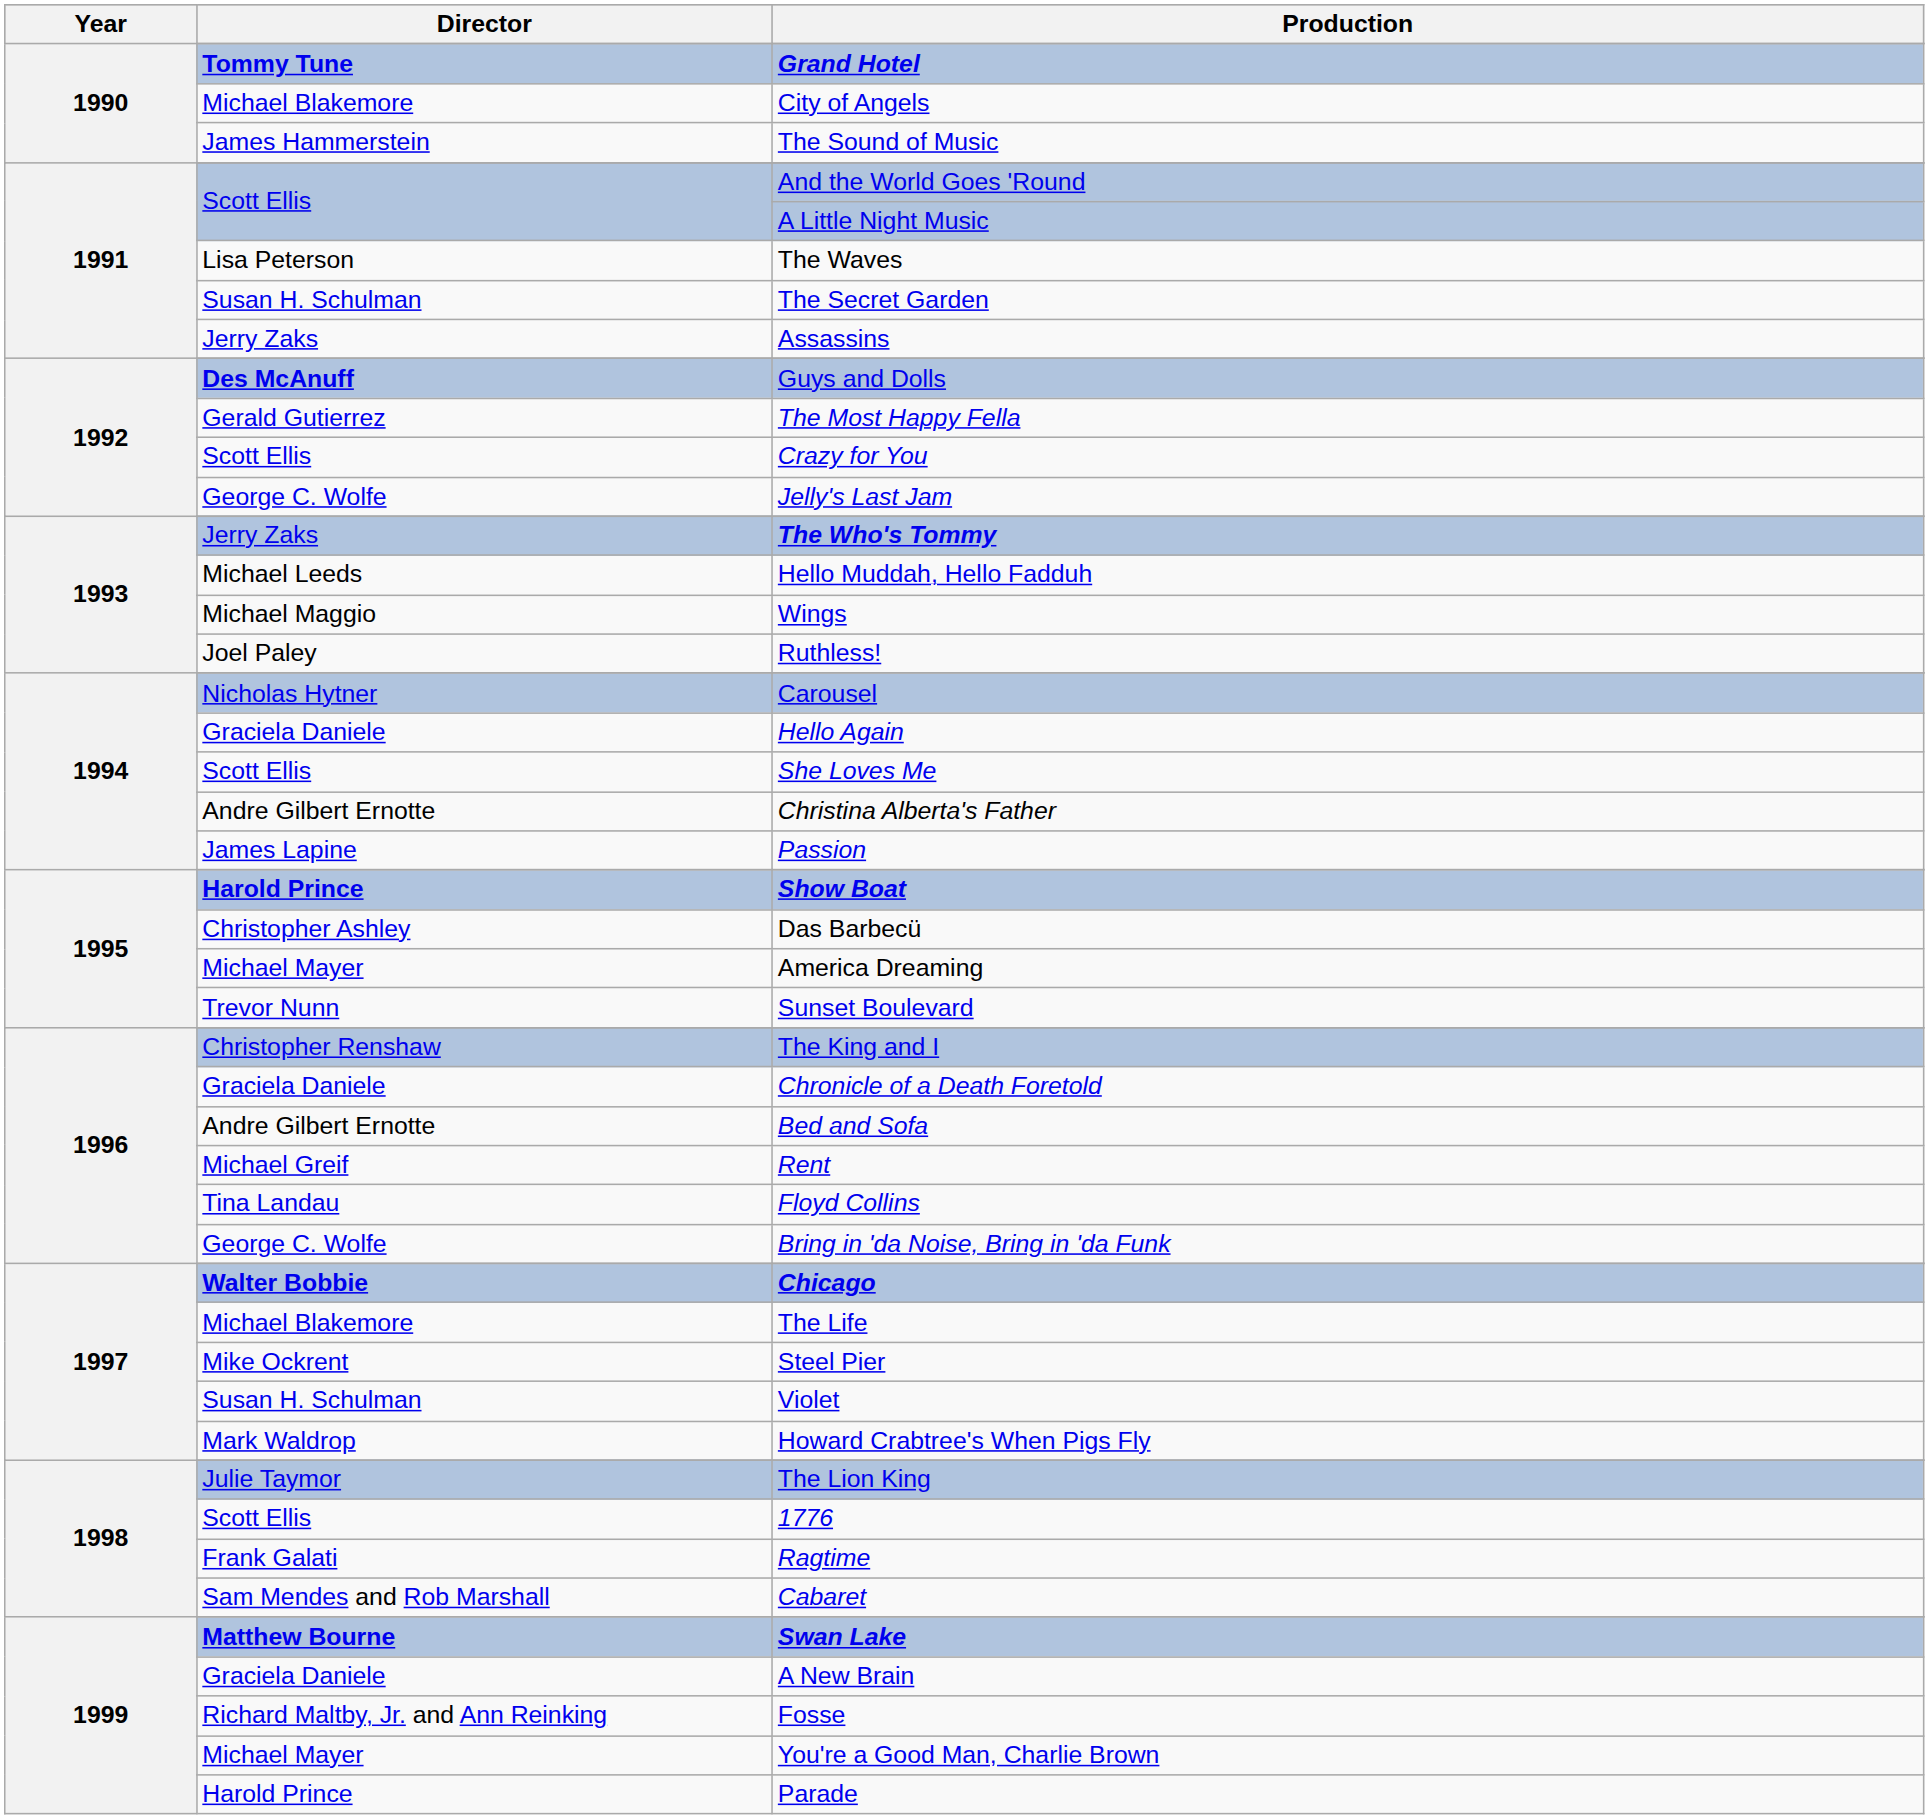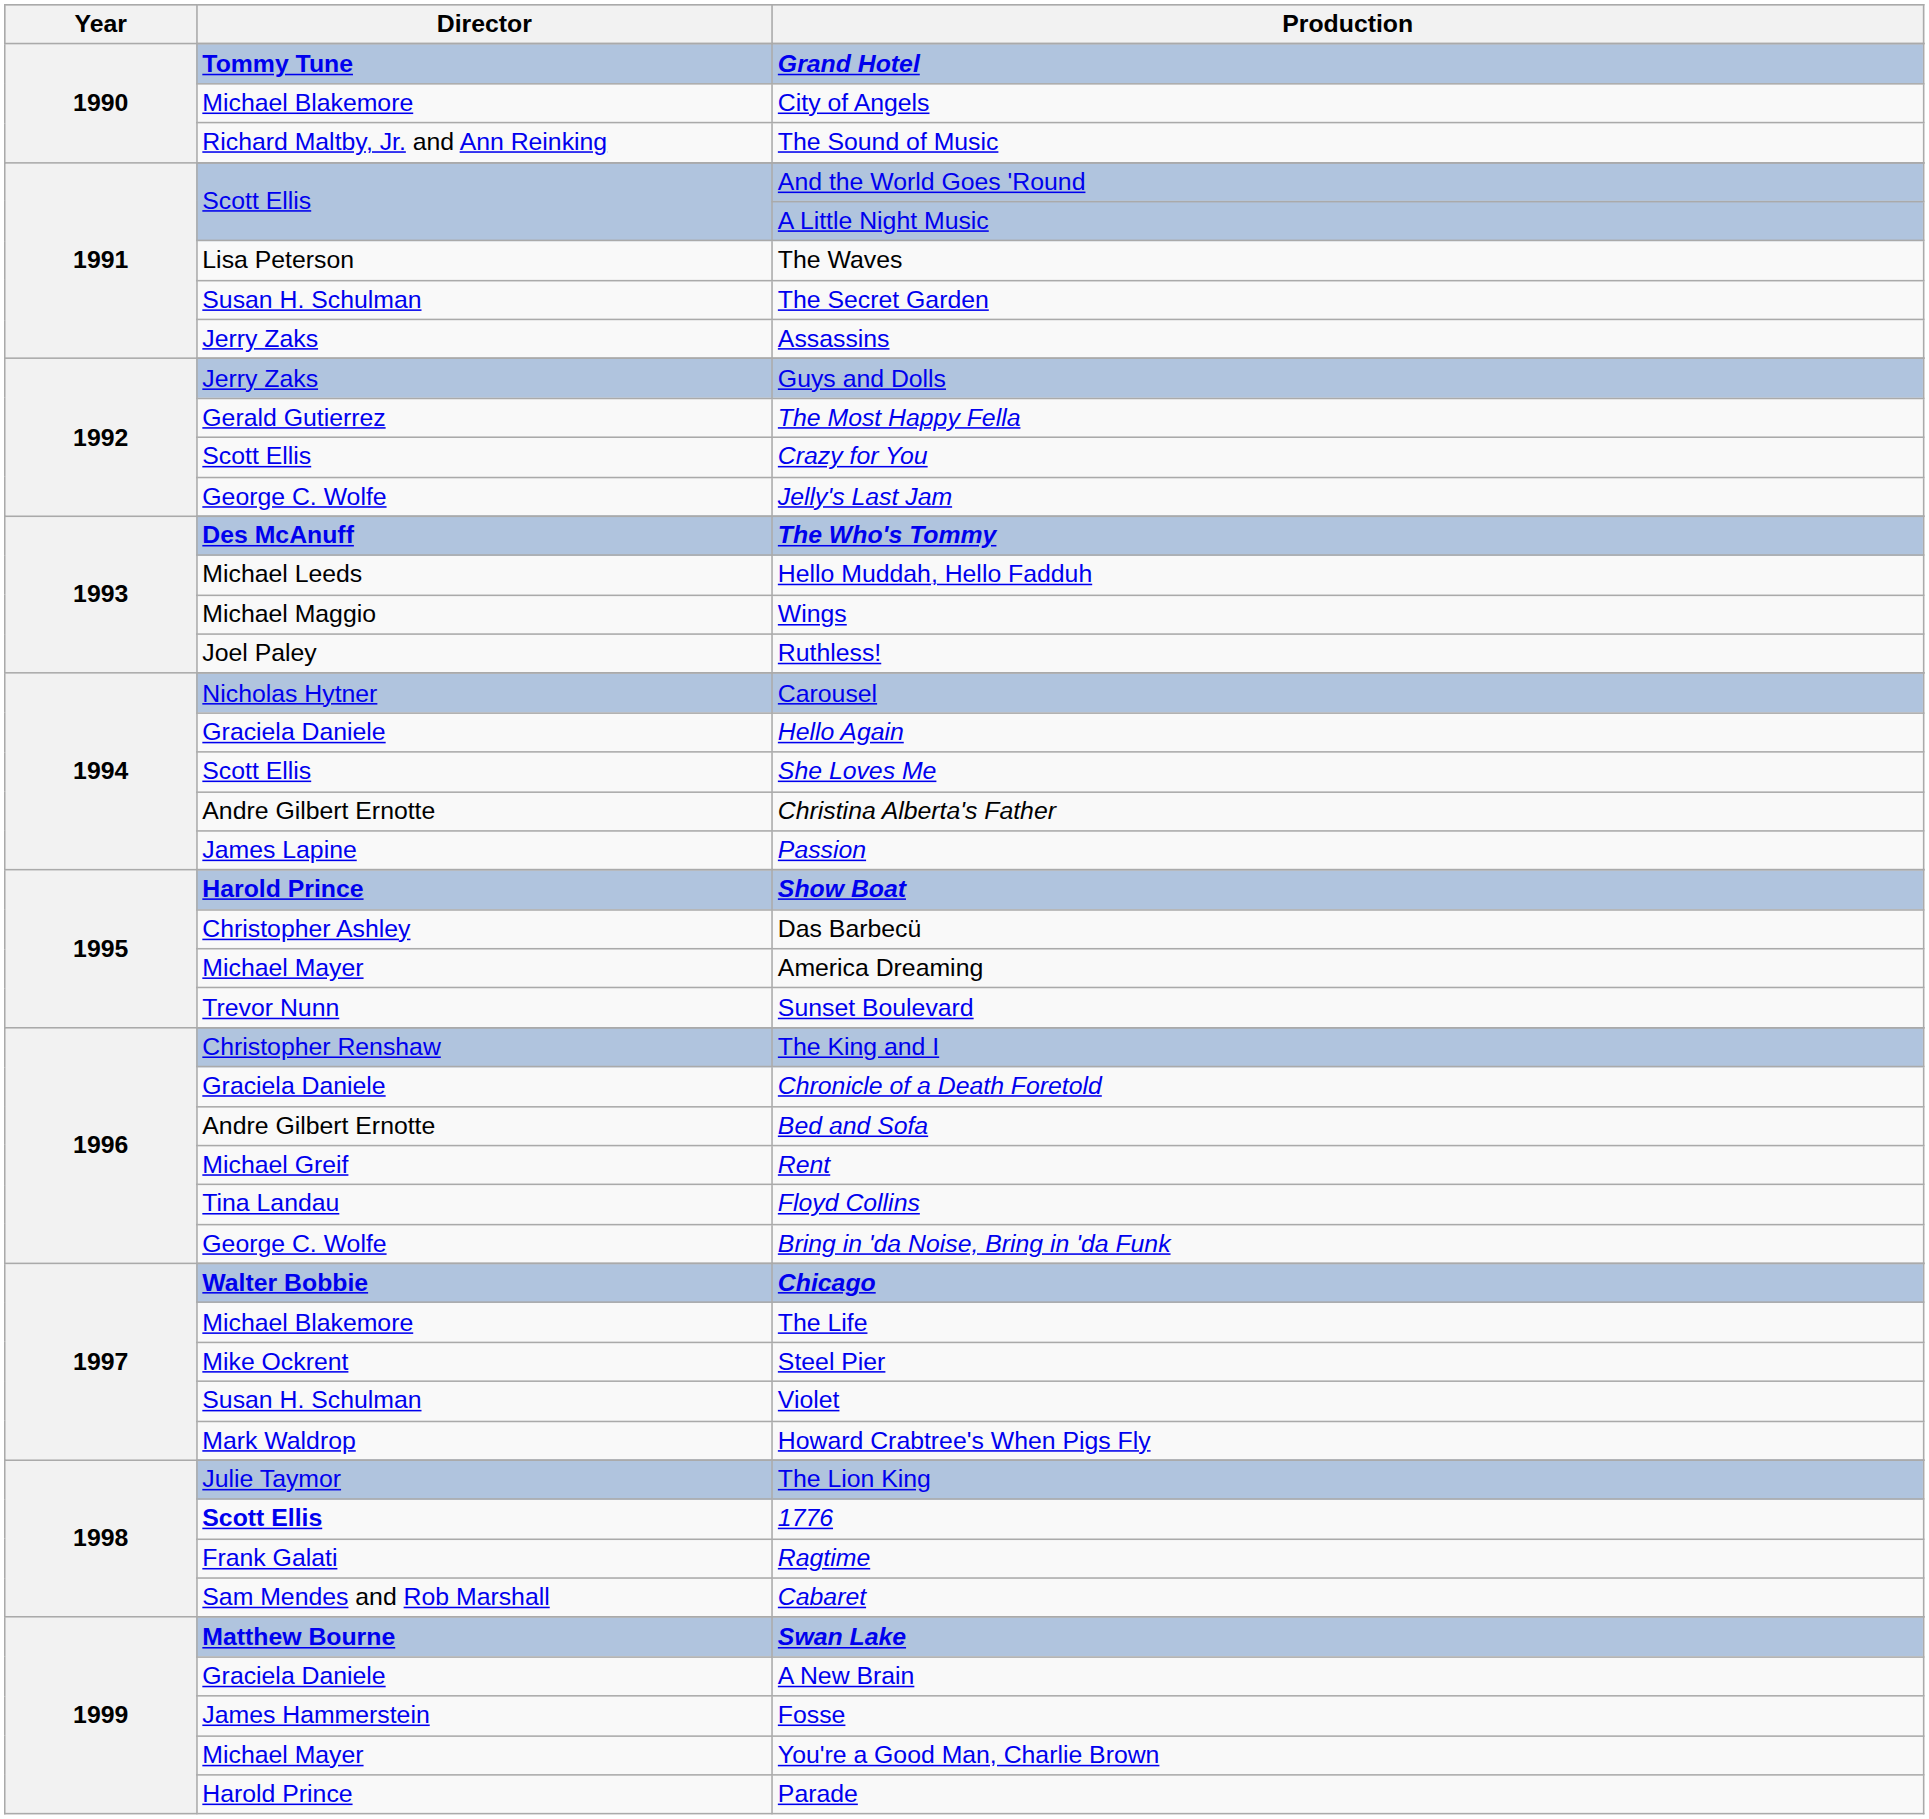(316, 142) James Hammerstein -> (405, 142) Richard Maltby, Jr. and Ann Reinking
(278, 378) Des McAnuff -> (260, 378) Jerry Zaks
(260, 535) Jerry Zaks -> (278, 535) Des McAnuff
(257, 1518) normal -> (262, 1518) bold
(405, 1715) Richard Maltby, Jr. and Ann Reinking -> (316, 1715) James Hammerstein
